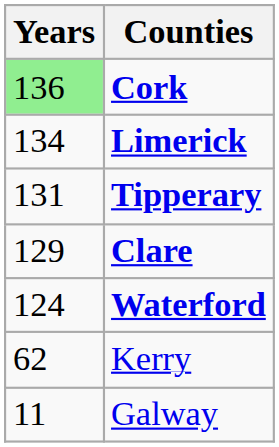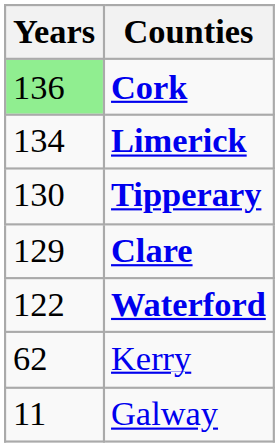(39, 195) 131 -> (39, 195) 130
(39, 304) 124 -> (39, 304) 122
